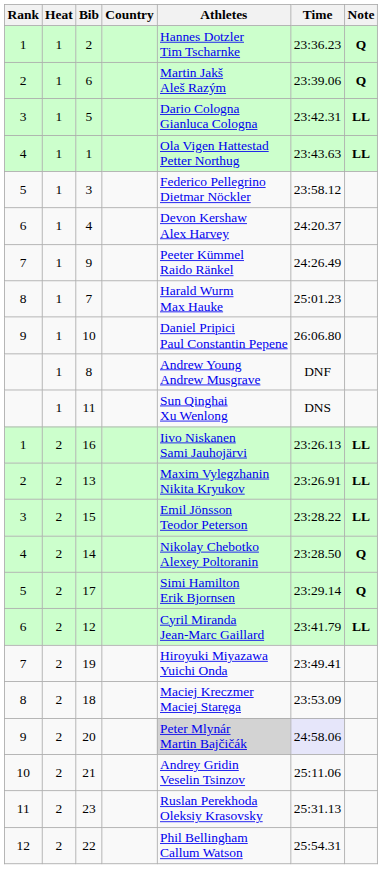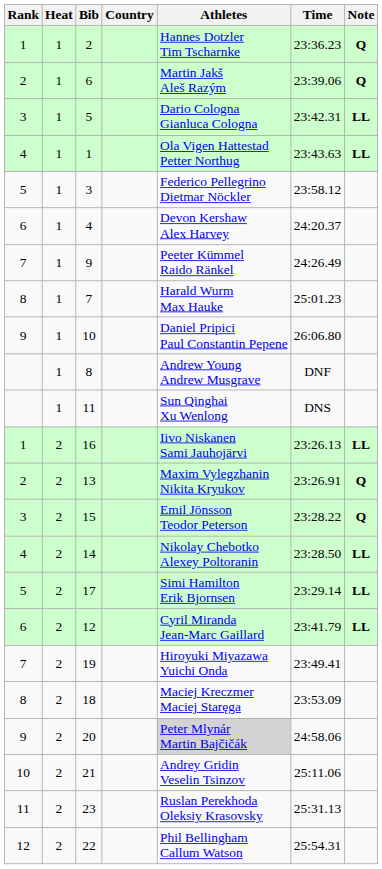(361, 481) LL -> (361, 481) Q
(361, 517) LL -> (361, 517) Q
(361, 554) Q -> (361, 554) LL
(361, 590) Q -> (361, 590) LL
(318, 736) lavender background -> (318, 736) no background
